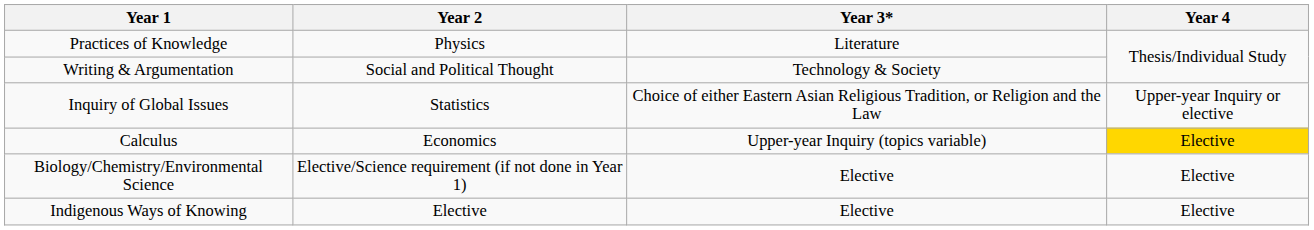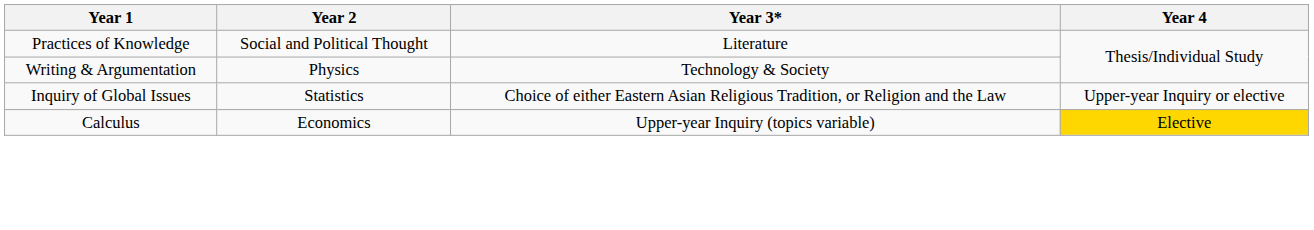(460, 43) Physics -> (334, 43) Social and Political Thought
(460, 69) Social and Political Thought -> (334, 69) Physics
- row: (148, 176)
- row: (148, 211)
